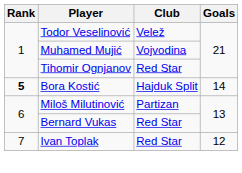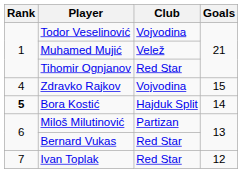(150, 31) Velež -> (161, 31) Vojvodina
(161, 50) Vojvodina -> (150, 50) Velež
+ row: (81, 86)
